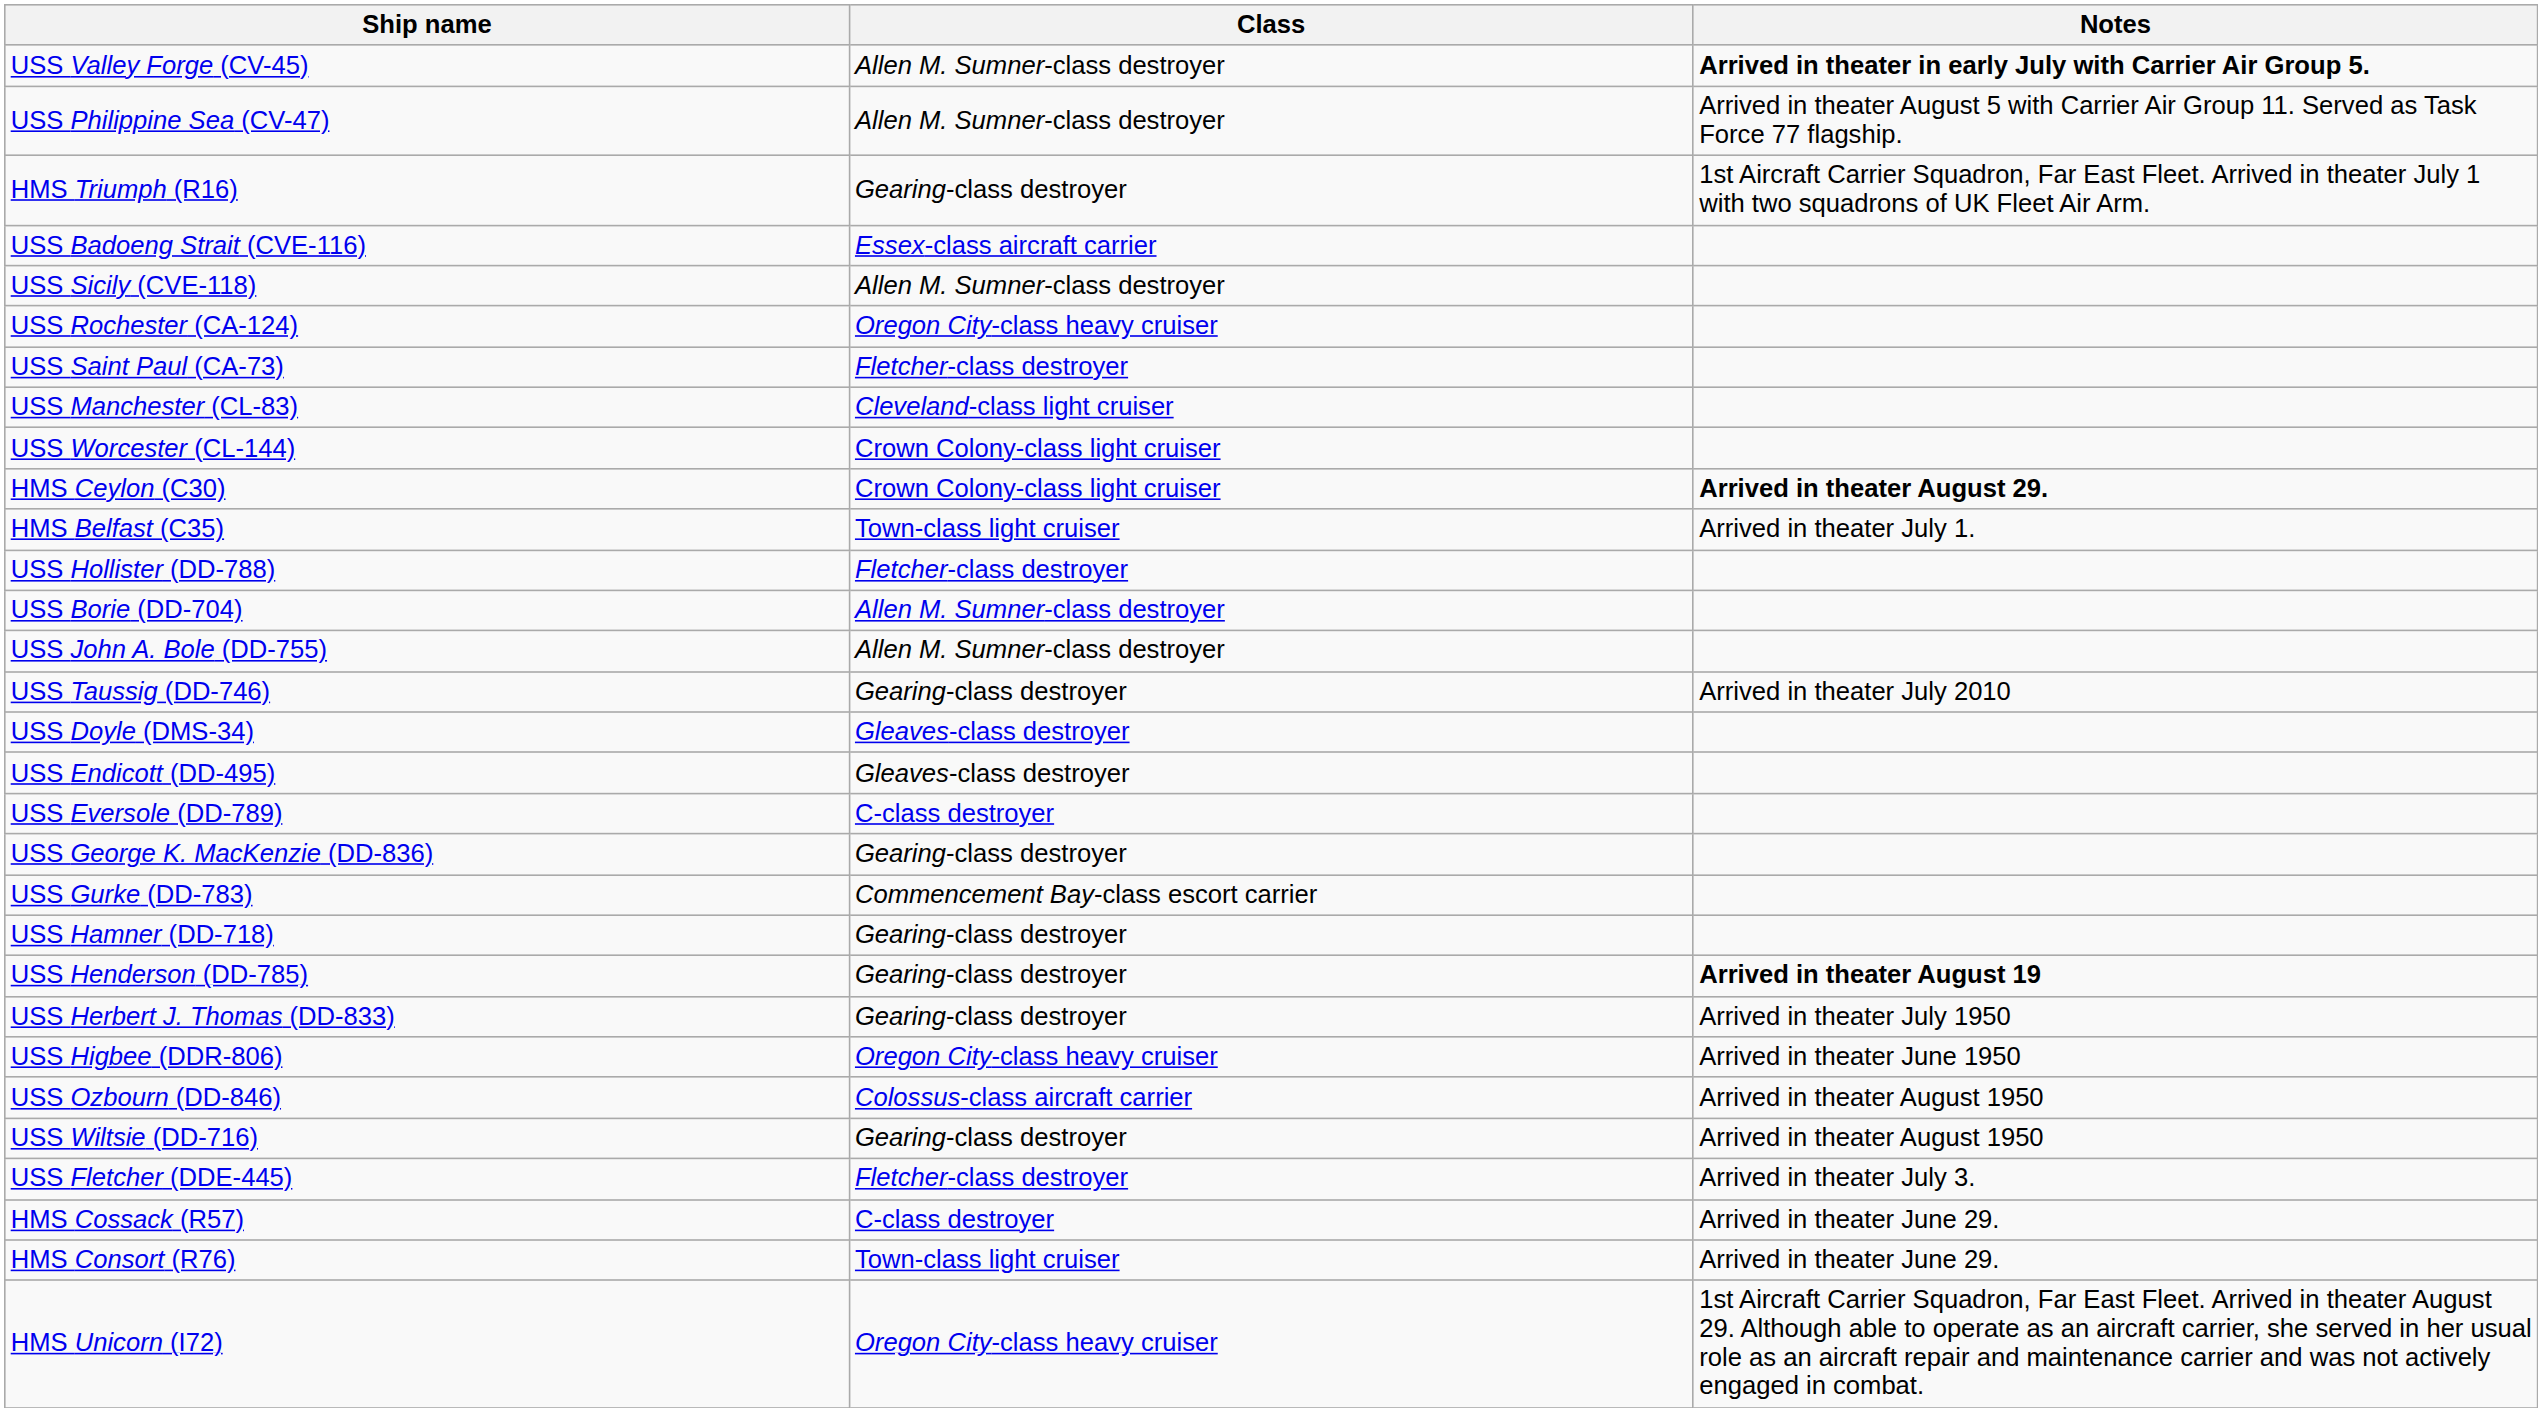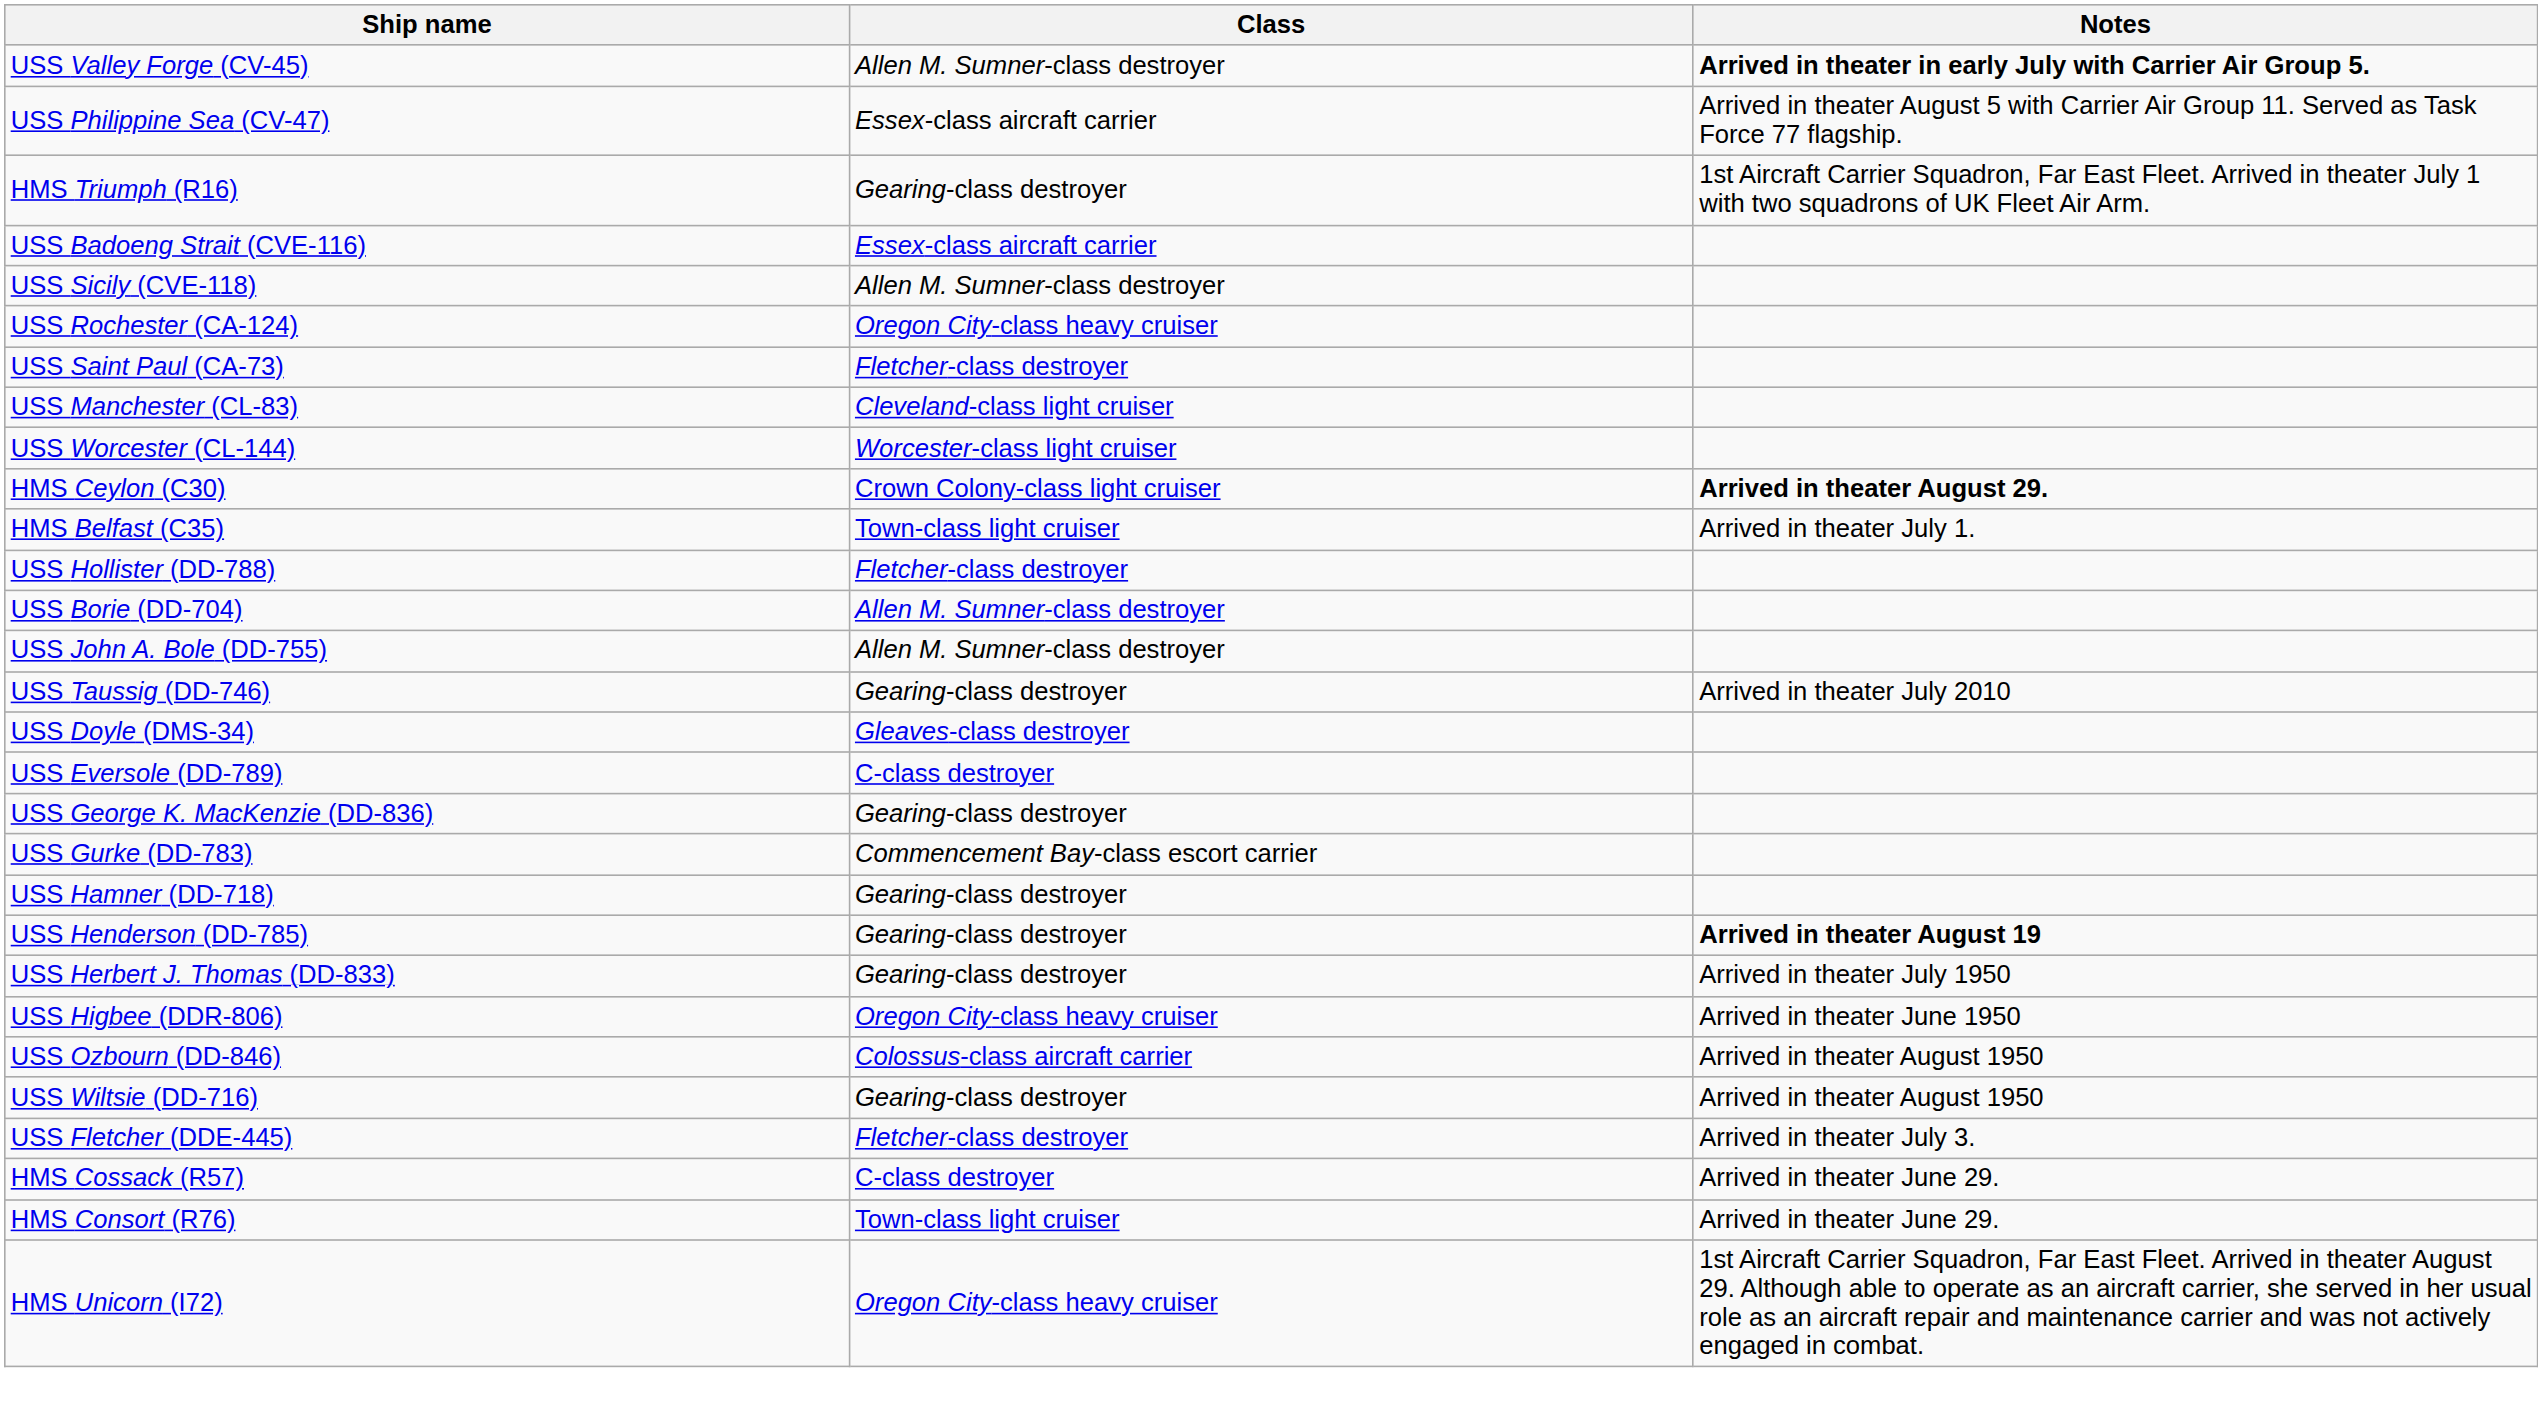(1040, 120) Allen M. Sumner-class destroyer -> (1006, 120) Essex-class aircraft carrier
(1038, 447) Crown Colony-class light cruiser -> (1016, 447) Worcester-class light cruiser
- row: (143, 772)
